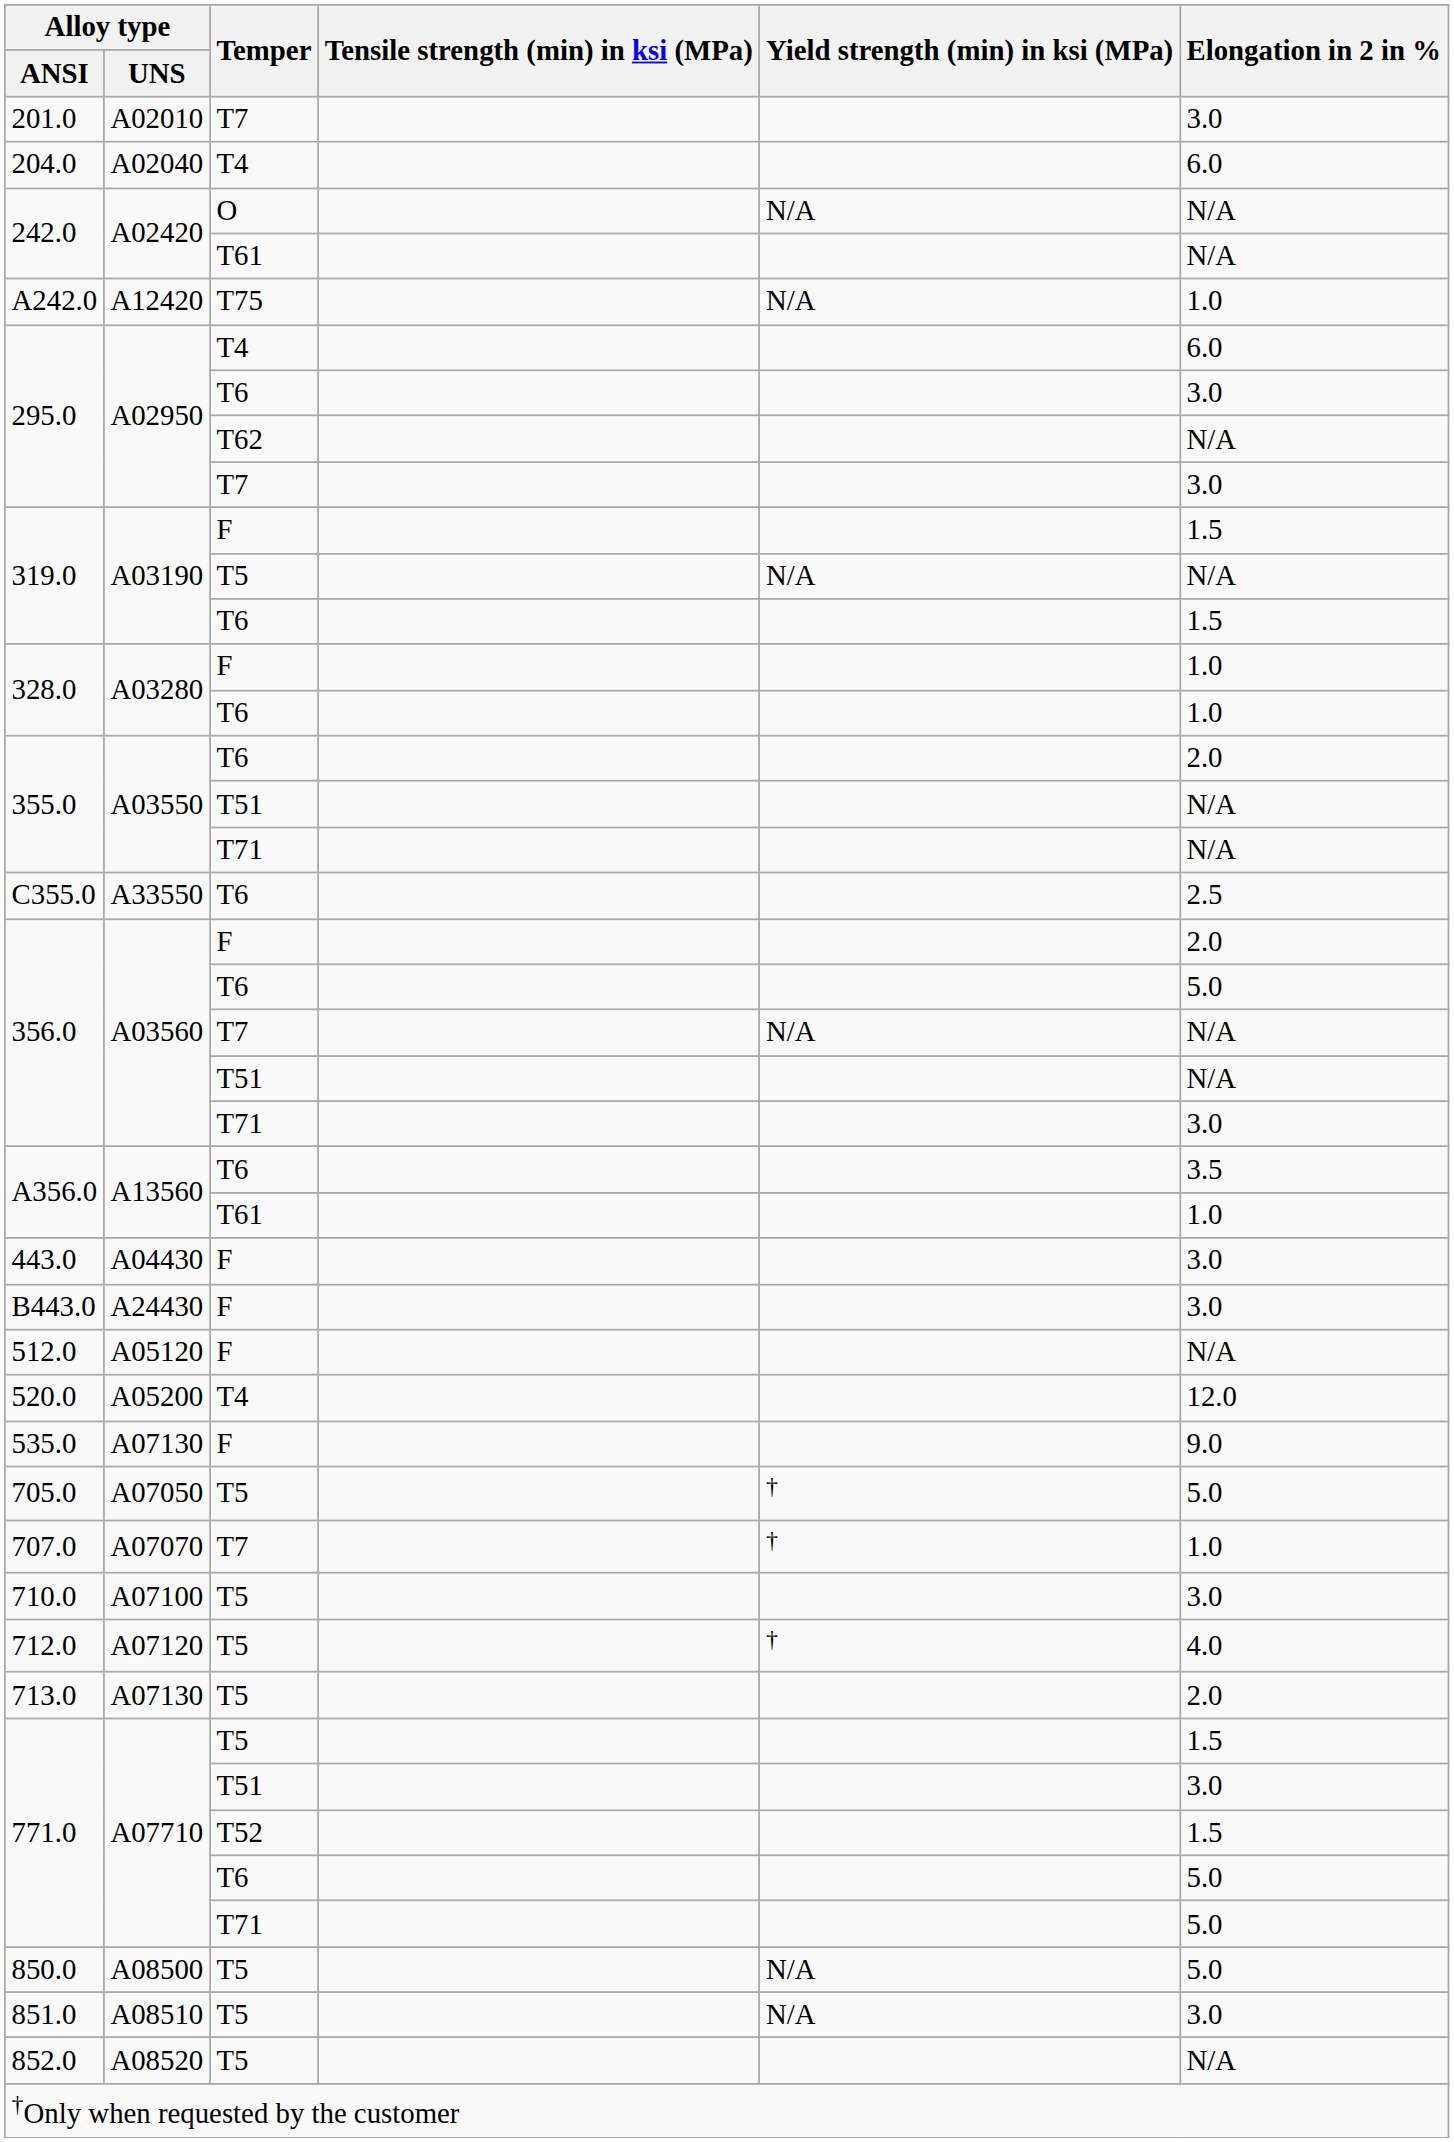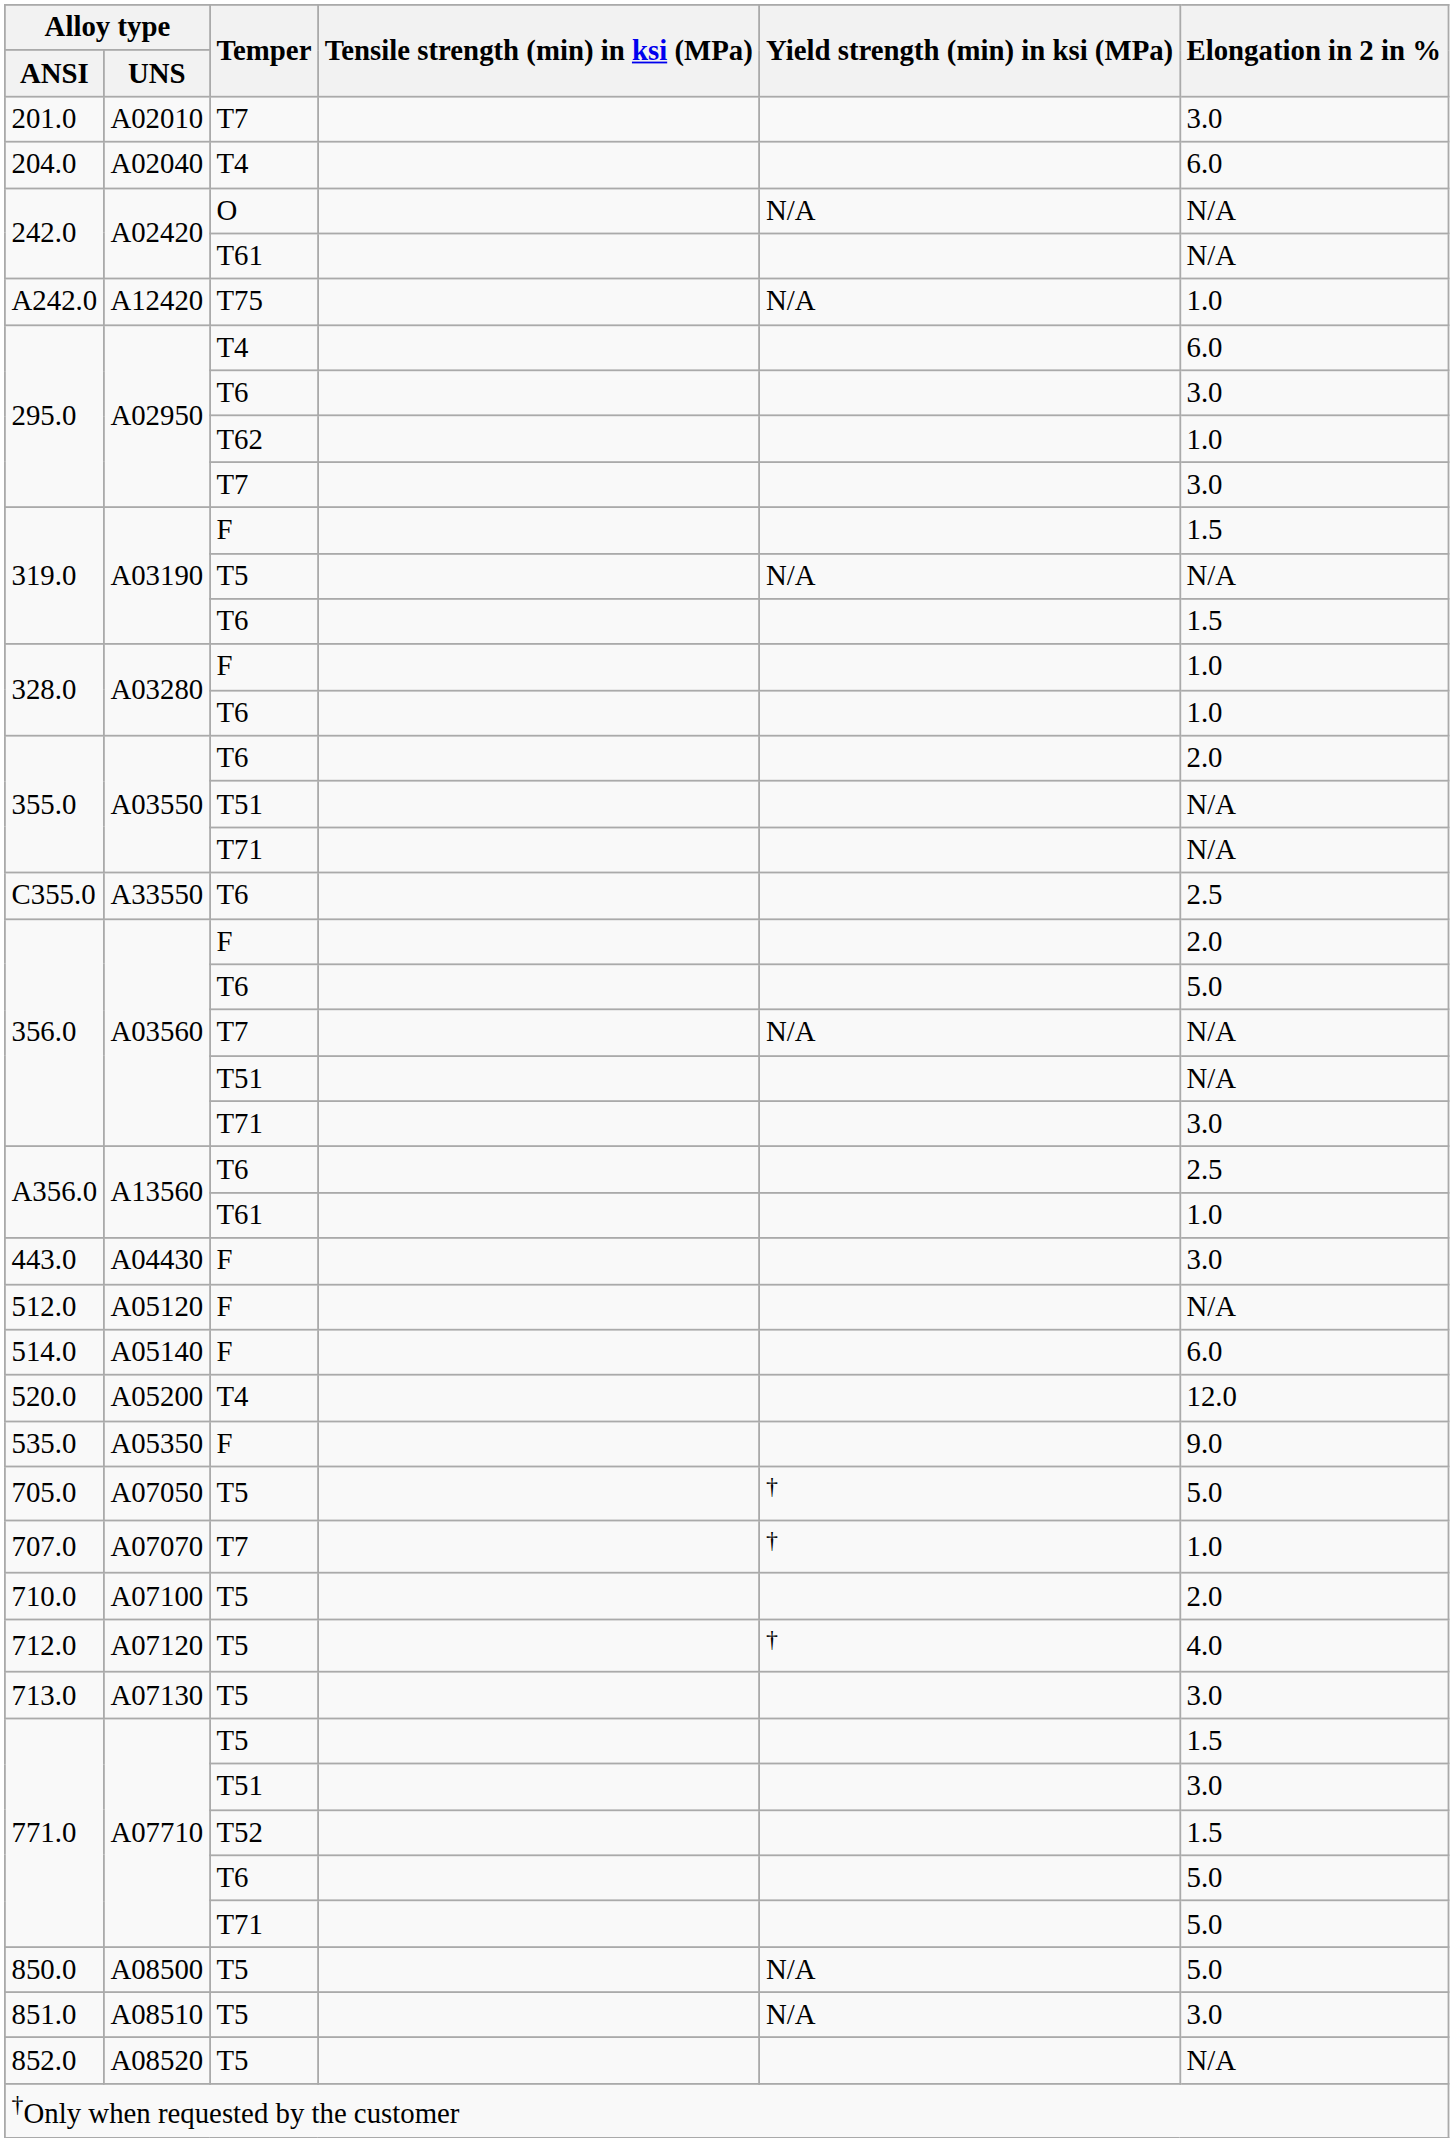(1211, 438) N/A -> (1204, 438) 1.0
(1204, 1169) 3.5 -> (1204, 1169) 2.5
- row: (54, 1306)
+ row: (44, 1351)
(157, 1443) A07130 -> (157, 1443) A05350
(1204, 1595) 3.0 -> (1204, 1595) 2.0
(1204, 1695) 2.0 -> (1204, 1695) 3.0
